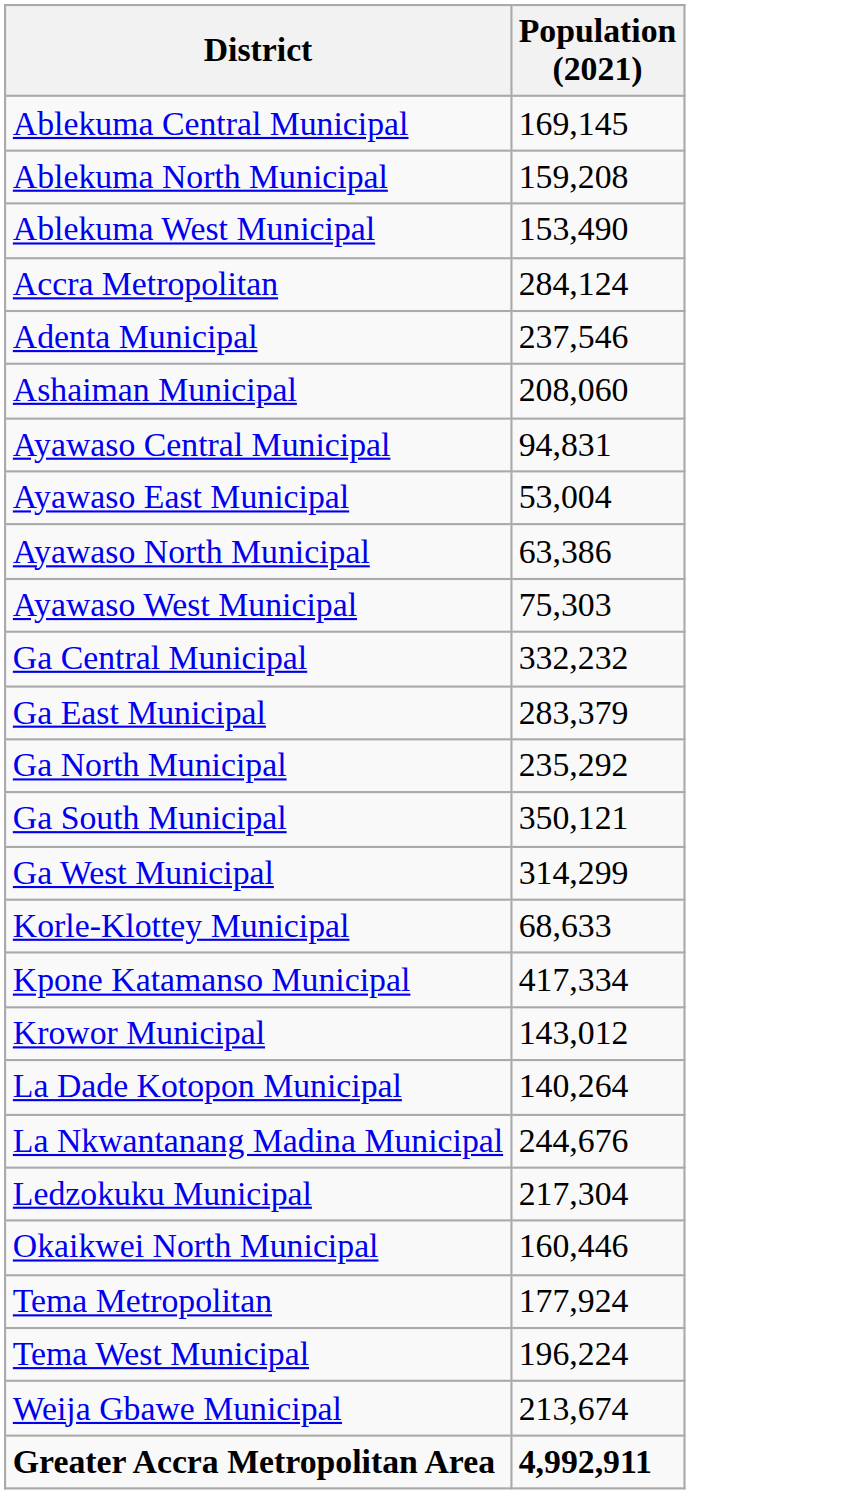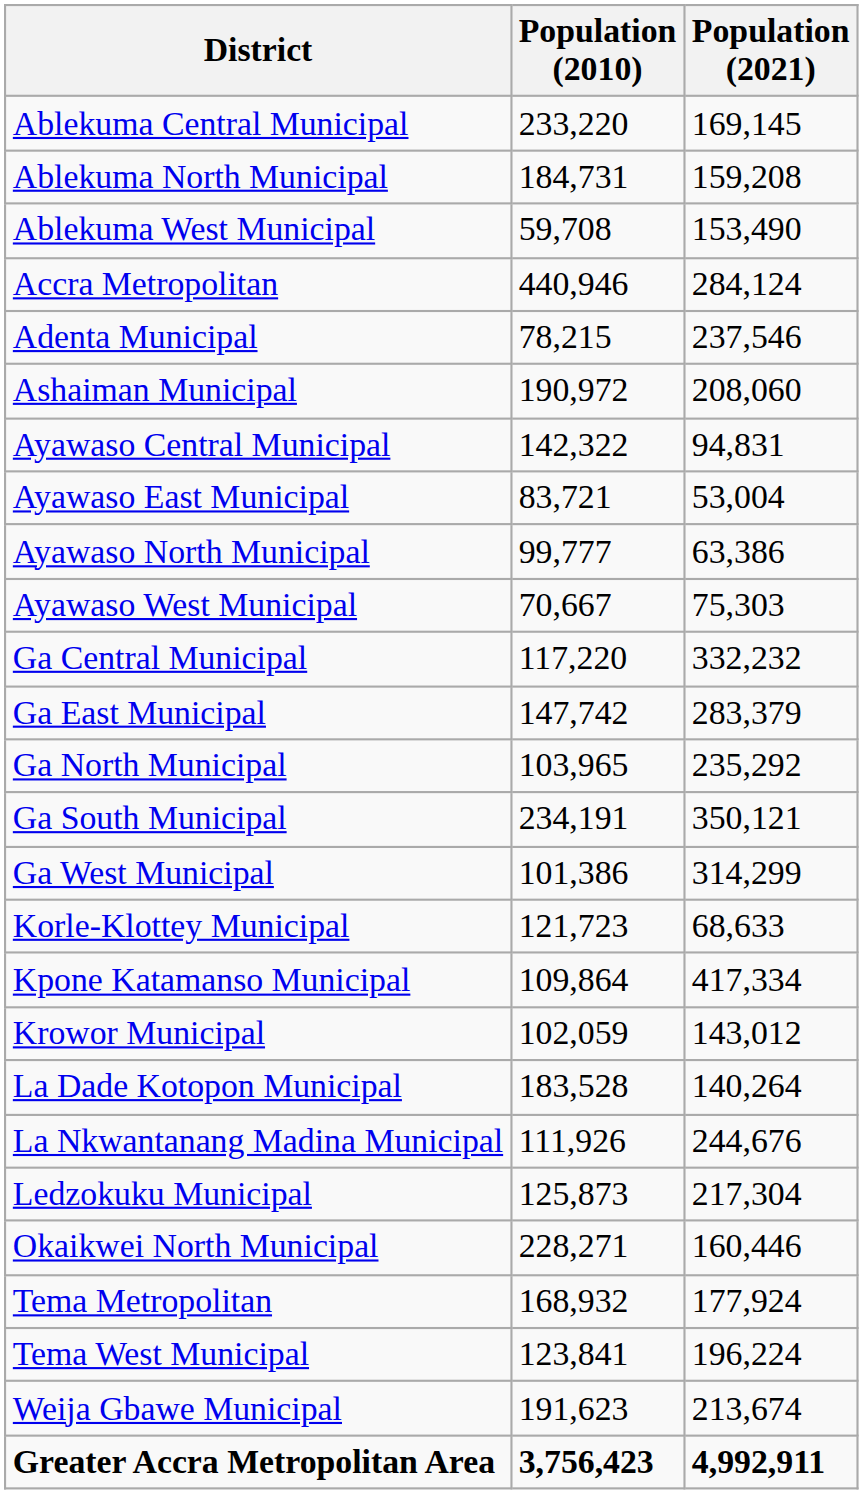+ column: (598, 50)
